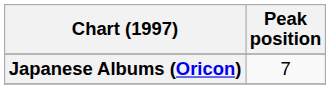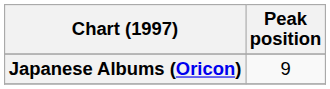(286, 68) 7 -> (286, 68) 9
